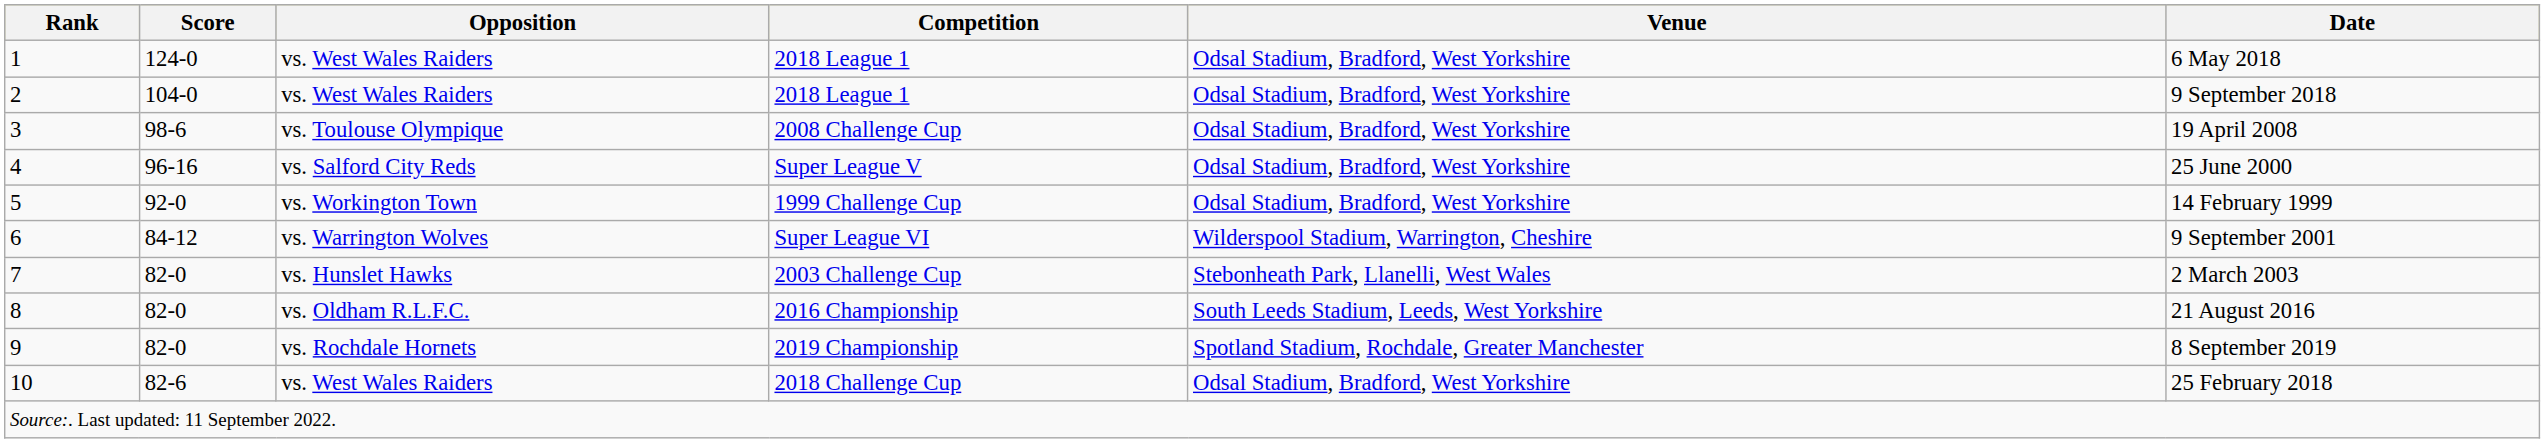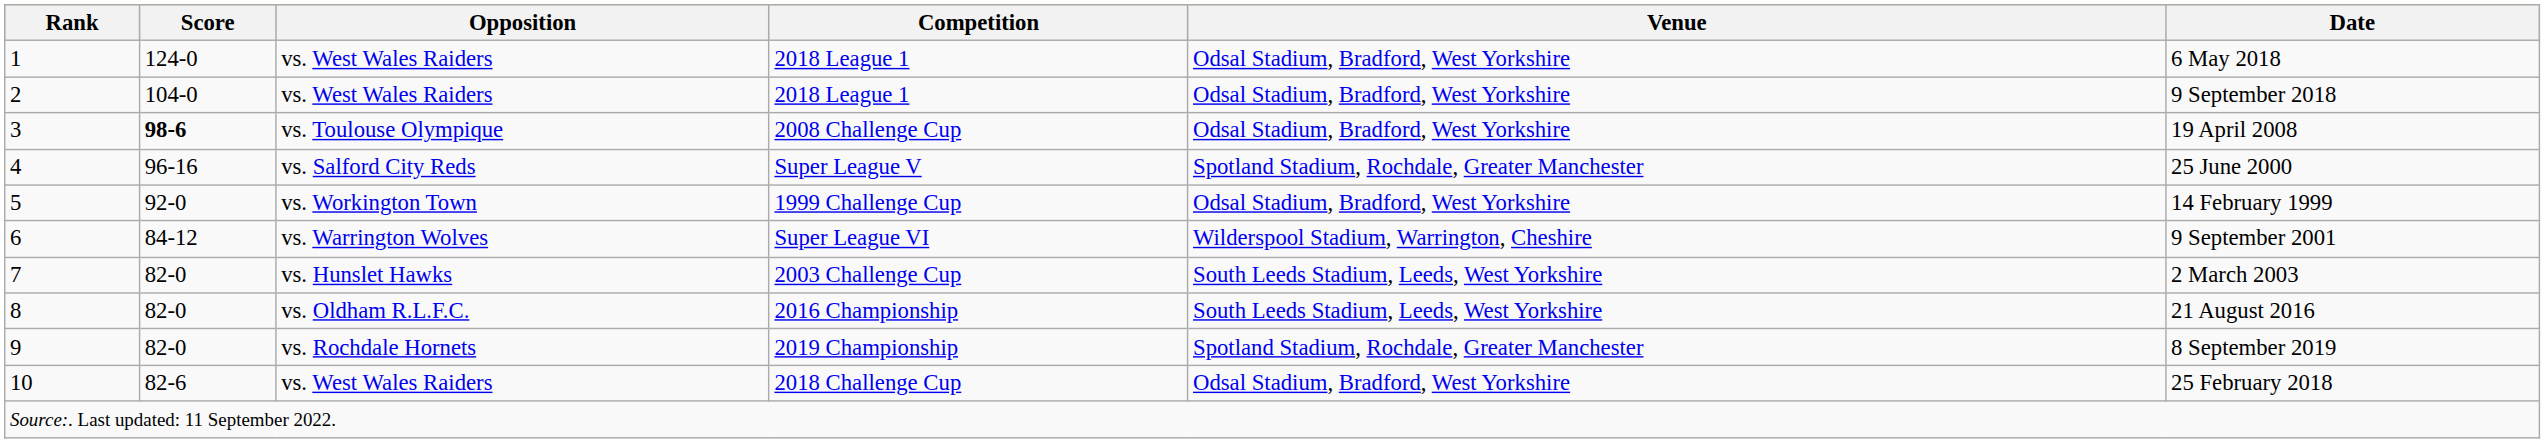(166, 130) normal -> (166, 130) bold
(1382, 166) Odsal Stadium, Bradford, West Yorkshire -> (1418, 166) Spotland Stadium, Rochdale, Greater Manchester
(1372, 274) Stebonheath Park, Llanelli, West Wales -> (1398, 274) South Leeds Stadium, Leeds, West Yorkshire
